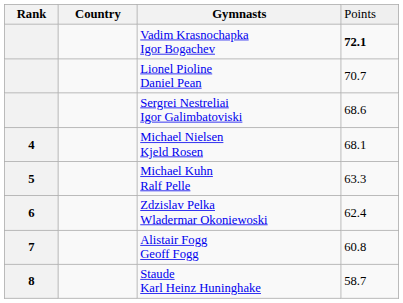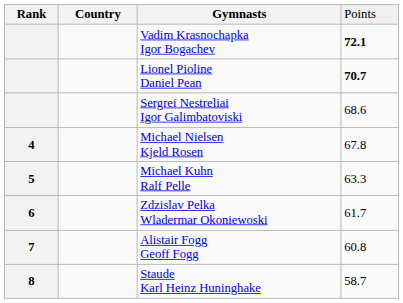(355, 75) normal -> (355, 75) bold
(355, 144) 68.1 -> (355, 144) 67.8
(355, 213) 62.4 -> (355, 213) 61.7
